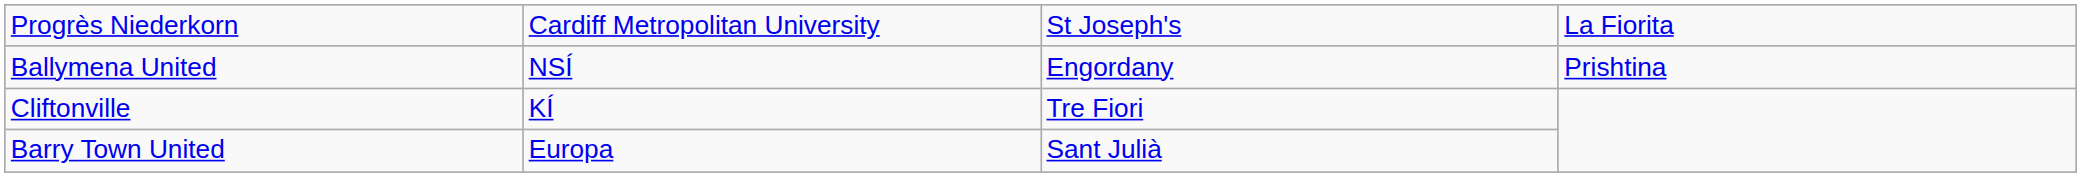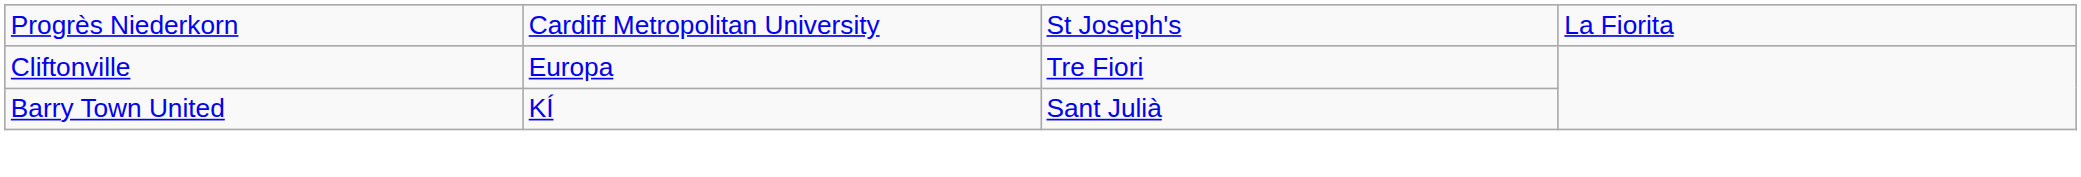- row: (114, 66)
(541, 108) KÍ -> (571, 66) Europa
(571, 150) Europa -> (541, 108) KÍ
